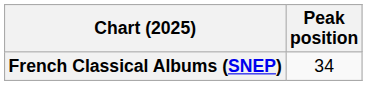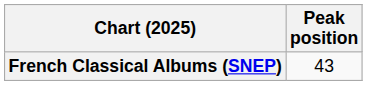(324, 66) 34 -> (324, 66) 43
